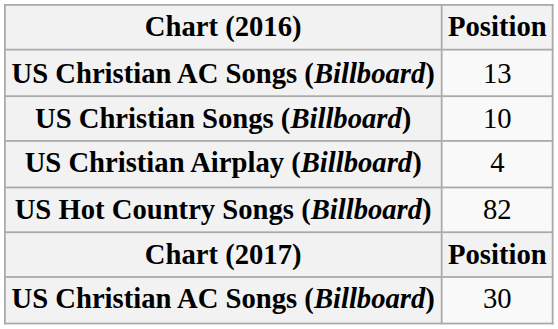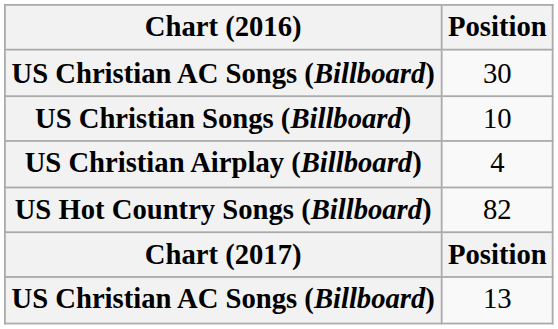rows swapped: (497, 72) <-> (497, 299)
